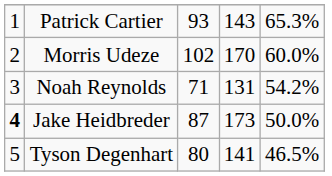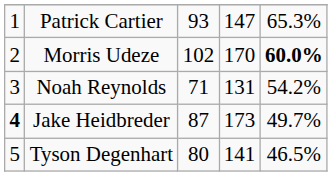(240, 21) 143 -> (240, 21) 147
(292, 54) normal -> (294, 54) bold
(292, 120) 50.0% -> (294, 120) 49.7%
